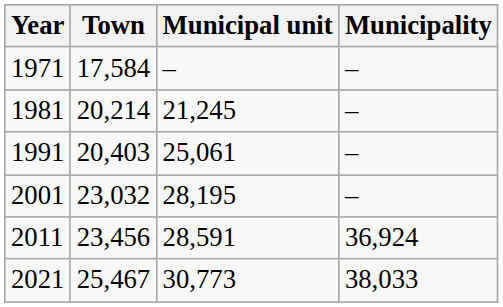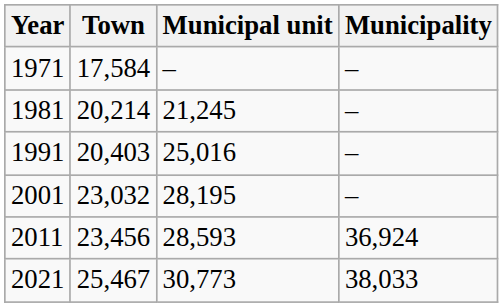(199, 152) 25,061 -> (199, 152) 25,016
(199, 237) 28,591 -> (199, 237) 28,593
